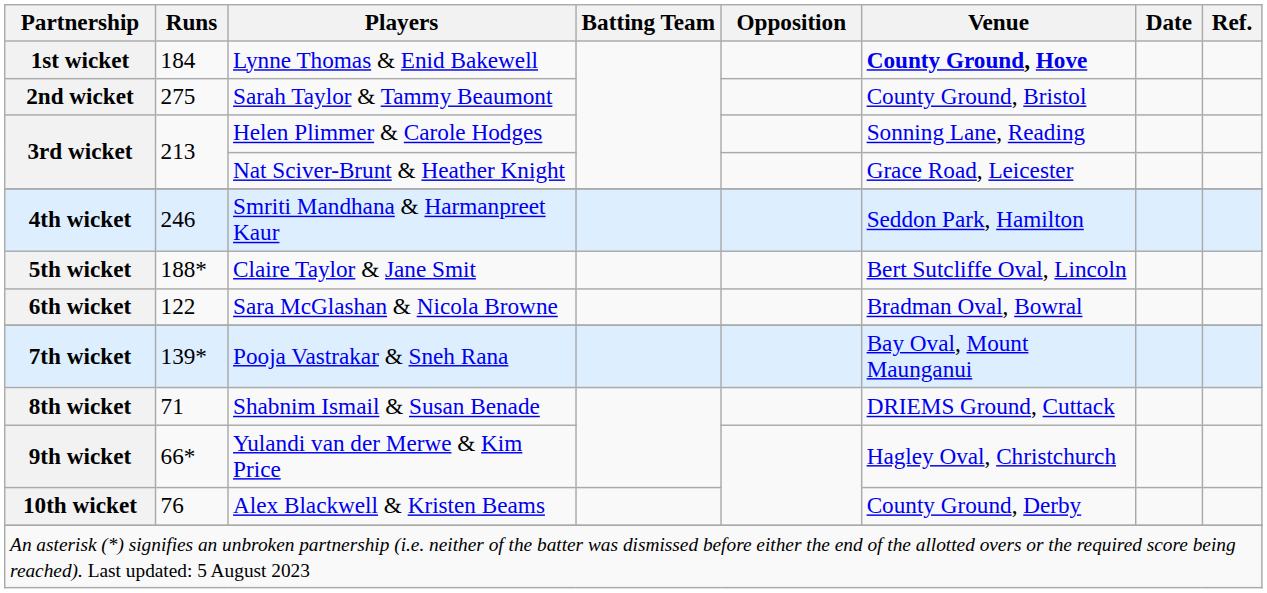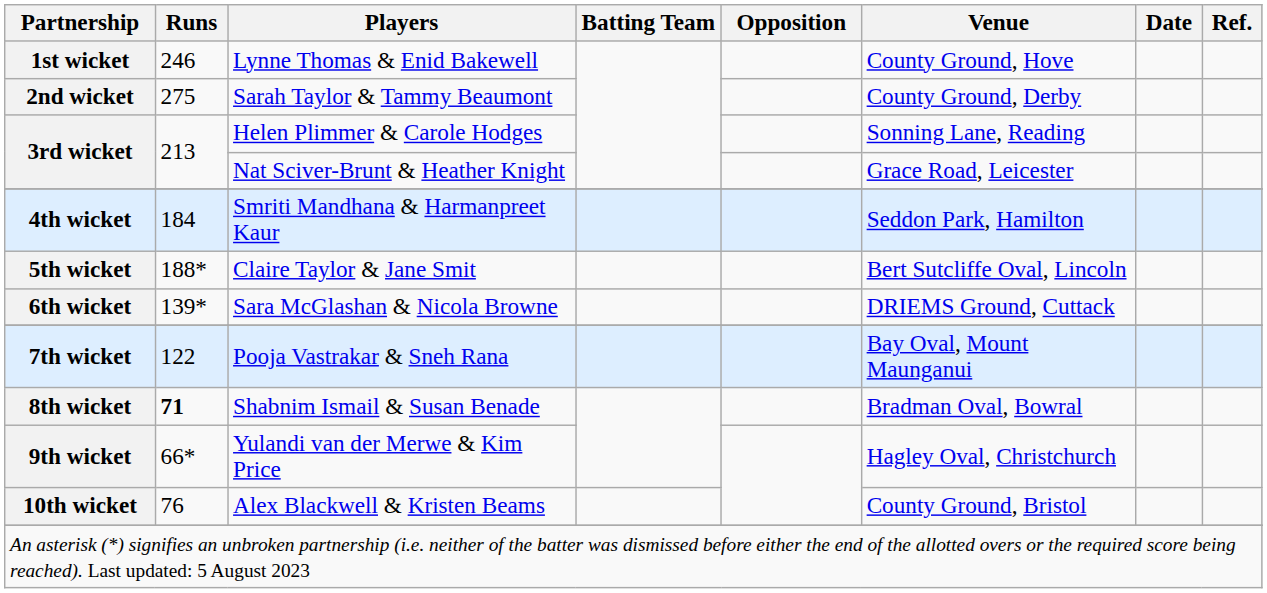(178, 59) 184 -> (178, 59) 246
(977, 59) bold -> (970, 59) normal
(977, 96) County Ground, Bristol -> (974, 96) County Ground, Derby
(178, 219) 246 -> (178, 219) 184
(178, 306) 122 -> (184, 306) 139*
(975, 306) Bradman Oval, Bowral -> (991, 306) DRIEMS Ground, Cuttack
(184, 356) 139* -> (178, 356) 122
(172, 406) normal -> (172, 406) bold
(991, 406) DRIEMS Ground, Cuttack -> (975, 406) Bradman Oval, Bowral
(974, 505) County Ground, Derby -> (977, 505) County Ground, Bristol
